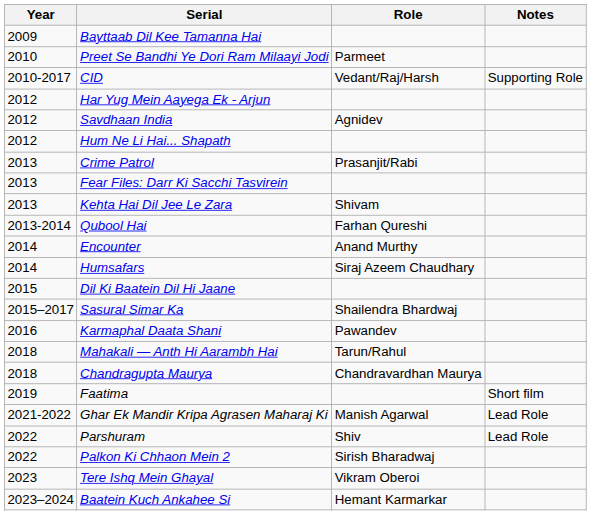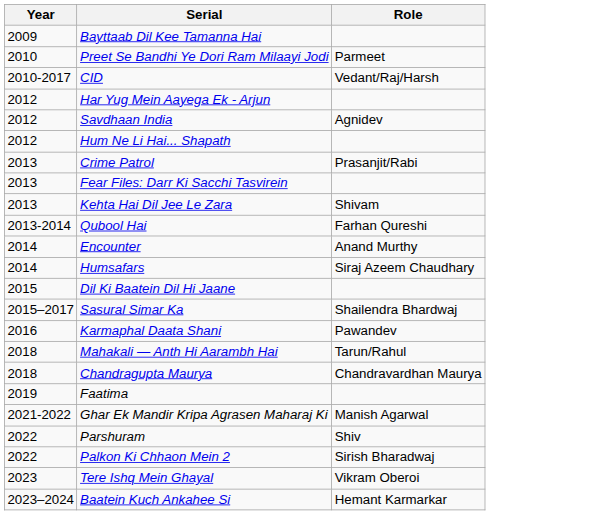- column: (535, 15)
